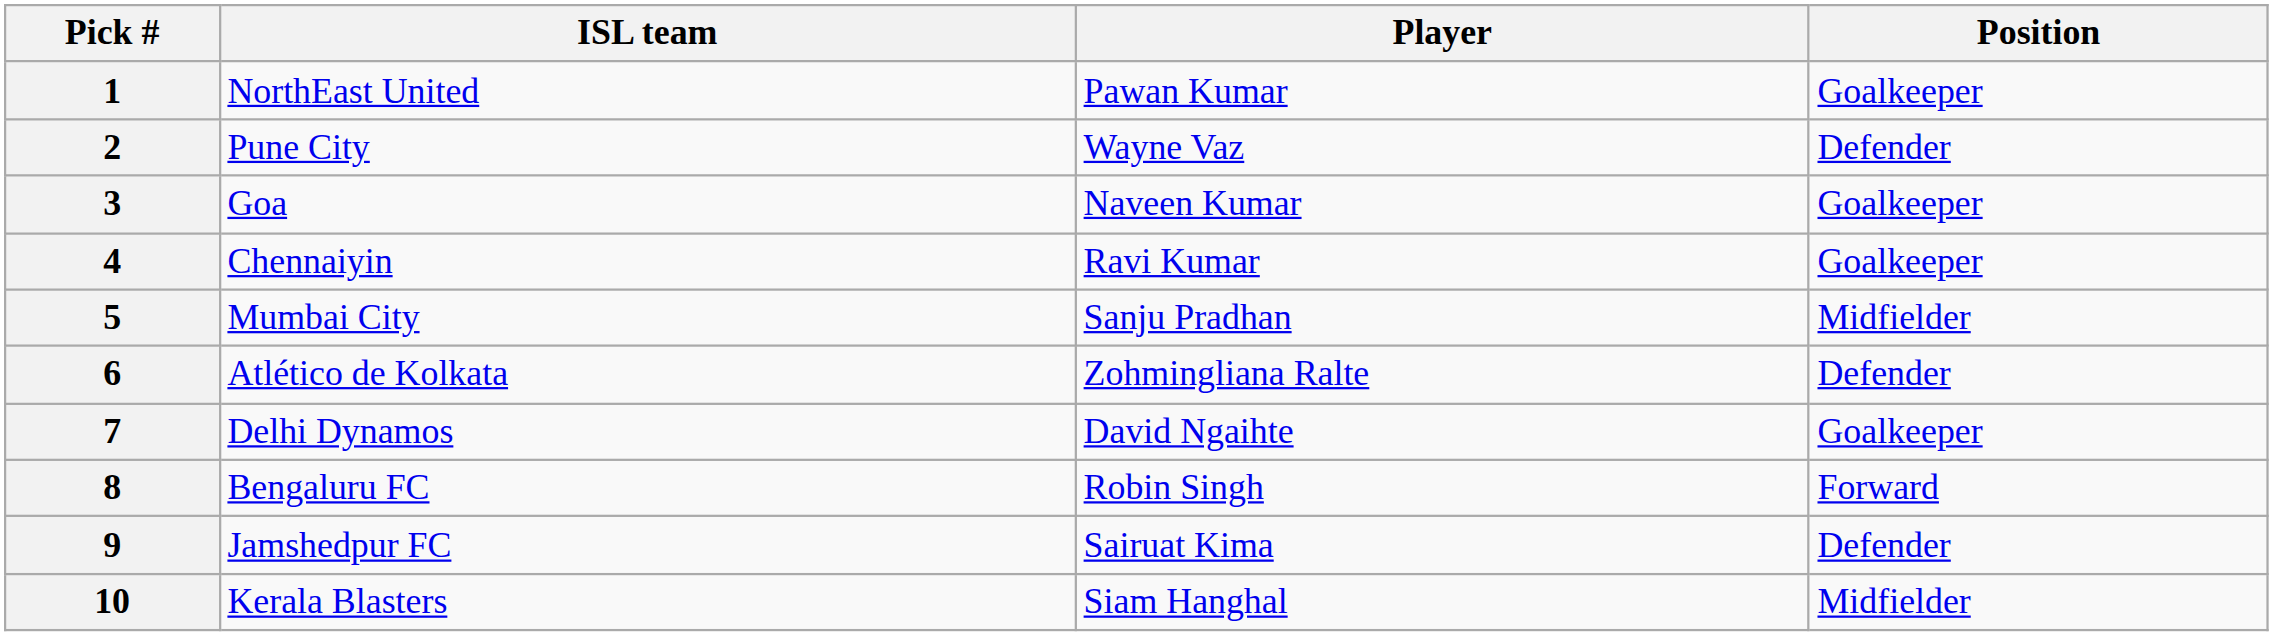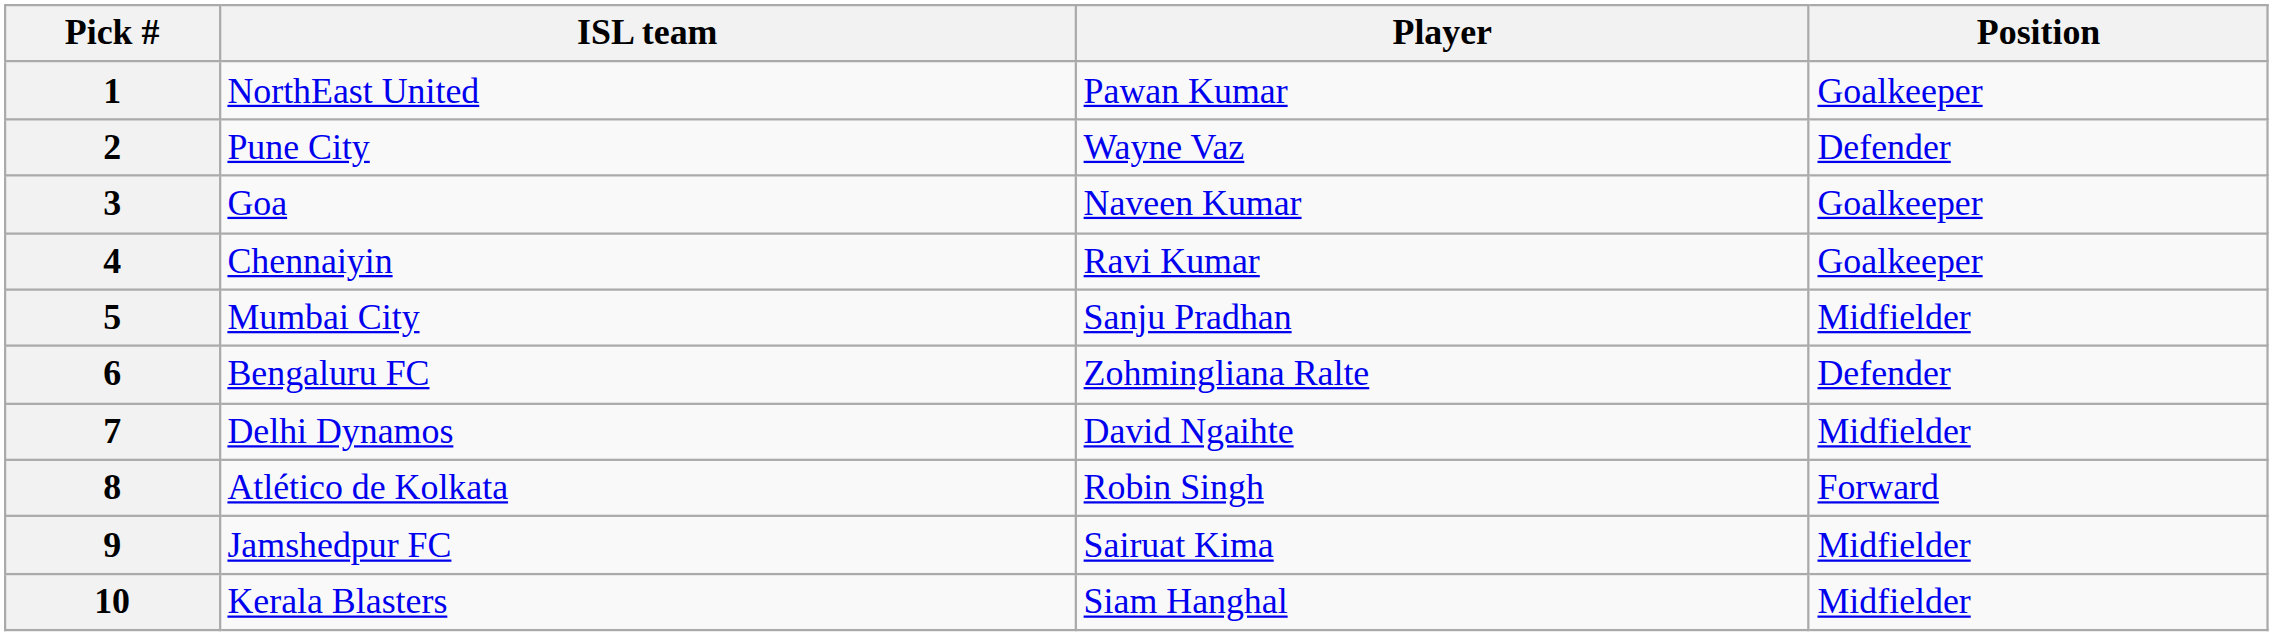(368, 373) Atlético de Kolkata -> (328, 373) Bengaluru FC
(1900, 430) Goalkeeper -> (1894, 430) Midfielder
(328, 487) Bengaluru FC -> (368, 487) Atlético de Kolkata
(1884, 544) Defender -> (1894, 544) Midfielder
